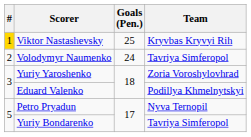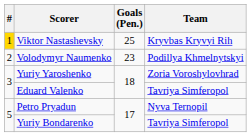(130, 57) 24 -> (130, 57) 23
(188, 57) Tavriya Simferopol -> (196, 57) Podillya Khmelnytskyi
(196, 90) Podillya Khmelnytskyi -> (188, 90) Tavriya Simferopol
